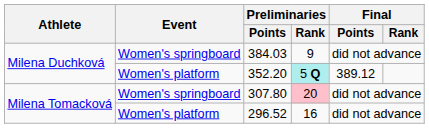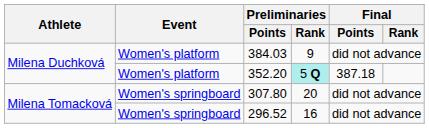(179, 54) Women's springboard -> (169, 54) Women's platform
(356, 74) 389.12 -> (356, 74) 387.18
(310, 94) pink background -> (310, 94) no background
(169, 114) Women's platform -> (179, 114) Women's springboard
